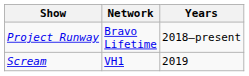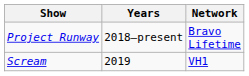columns swapped: (131, 13) <-> (202, 13)
